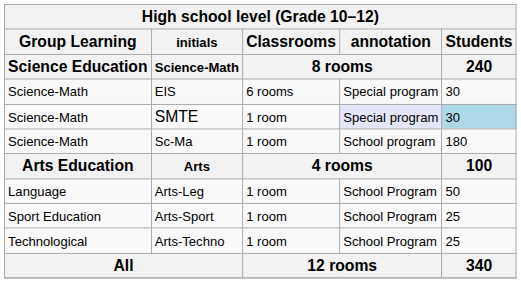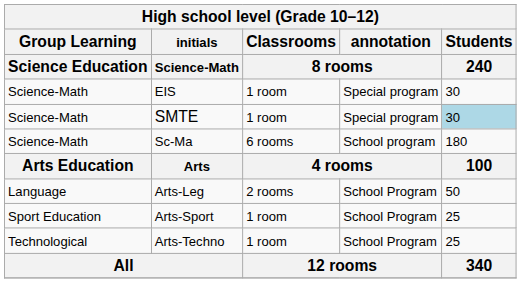(270, 92) 6 rooms -> (267, 92) 1 room
(391, 117) lavender background -> (391, 117) no background
(267, 142) 1 room -> (270, 142) 6 rooms
(267, 191) 1 room -> (270, 191) 2 rooms
